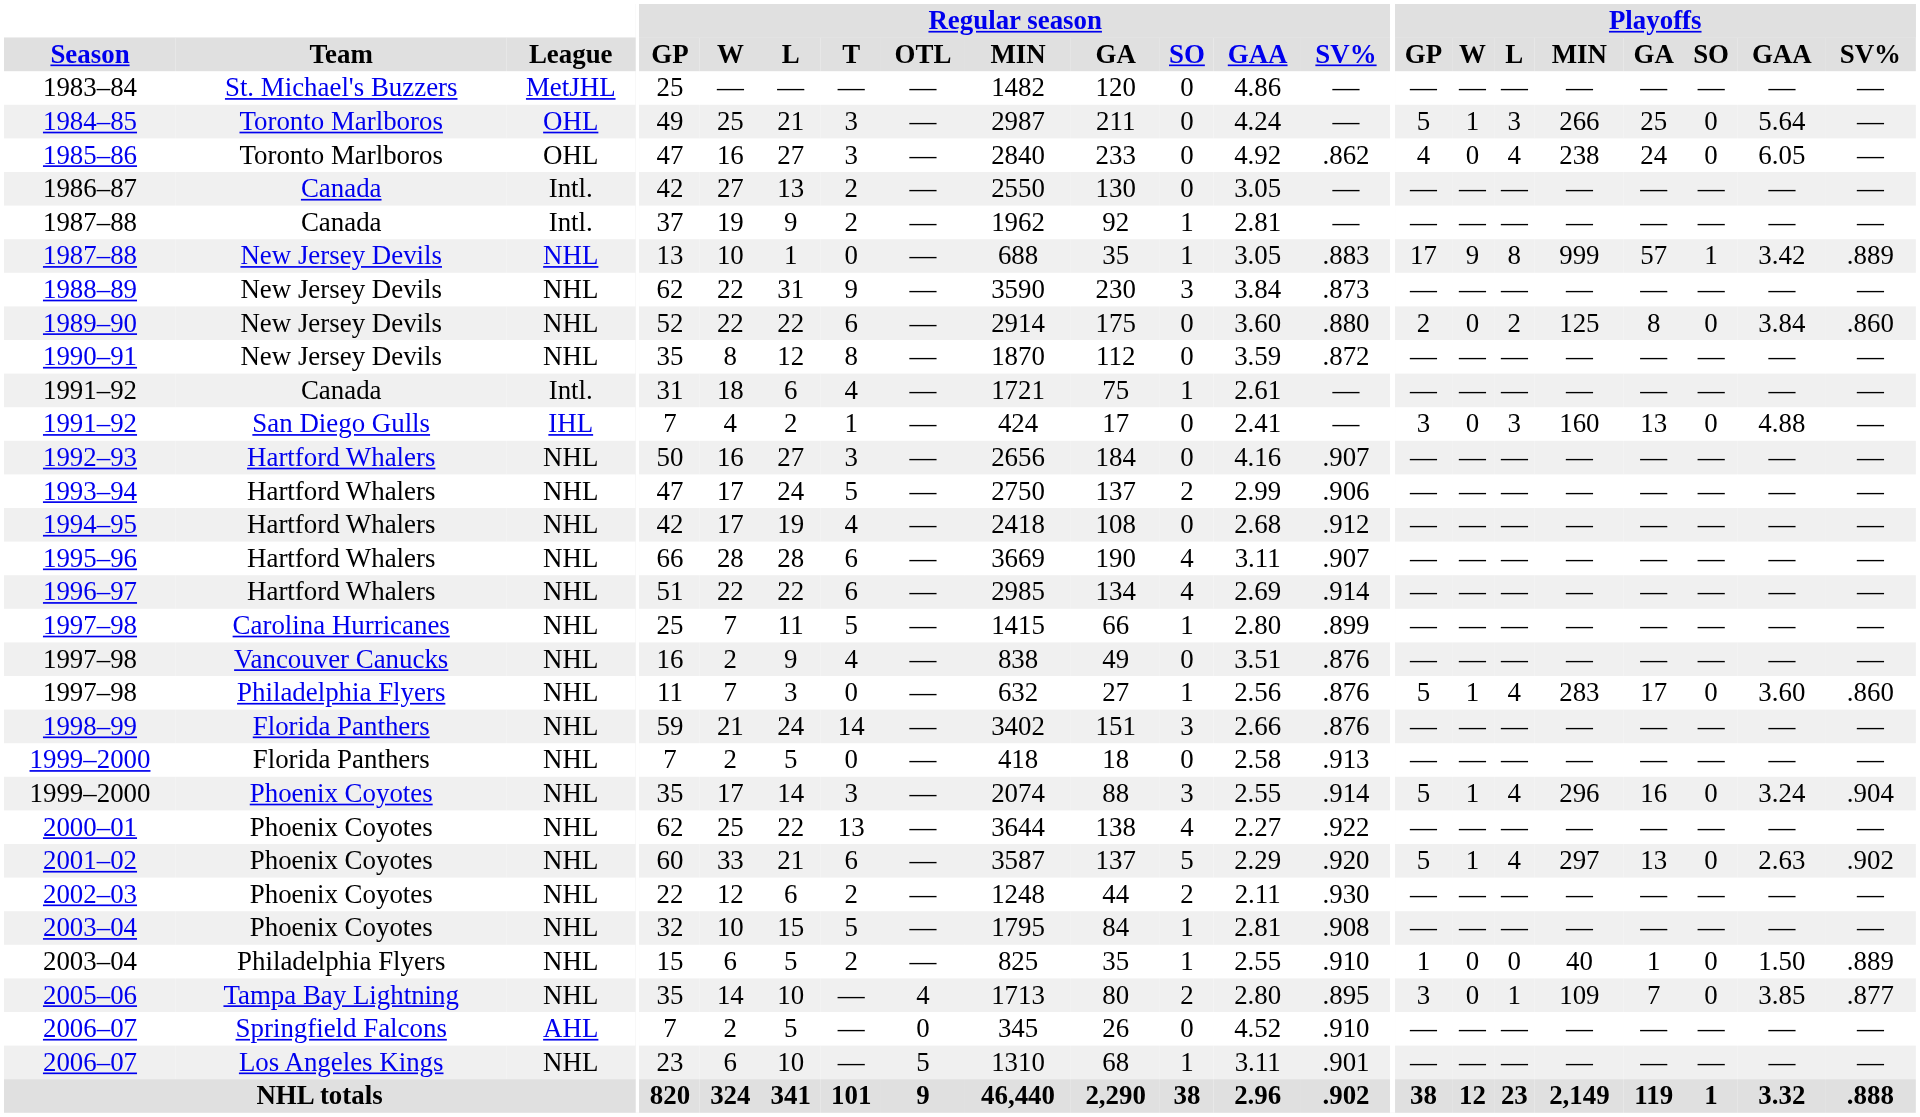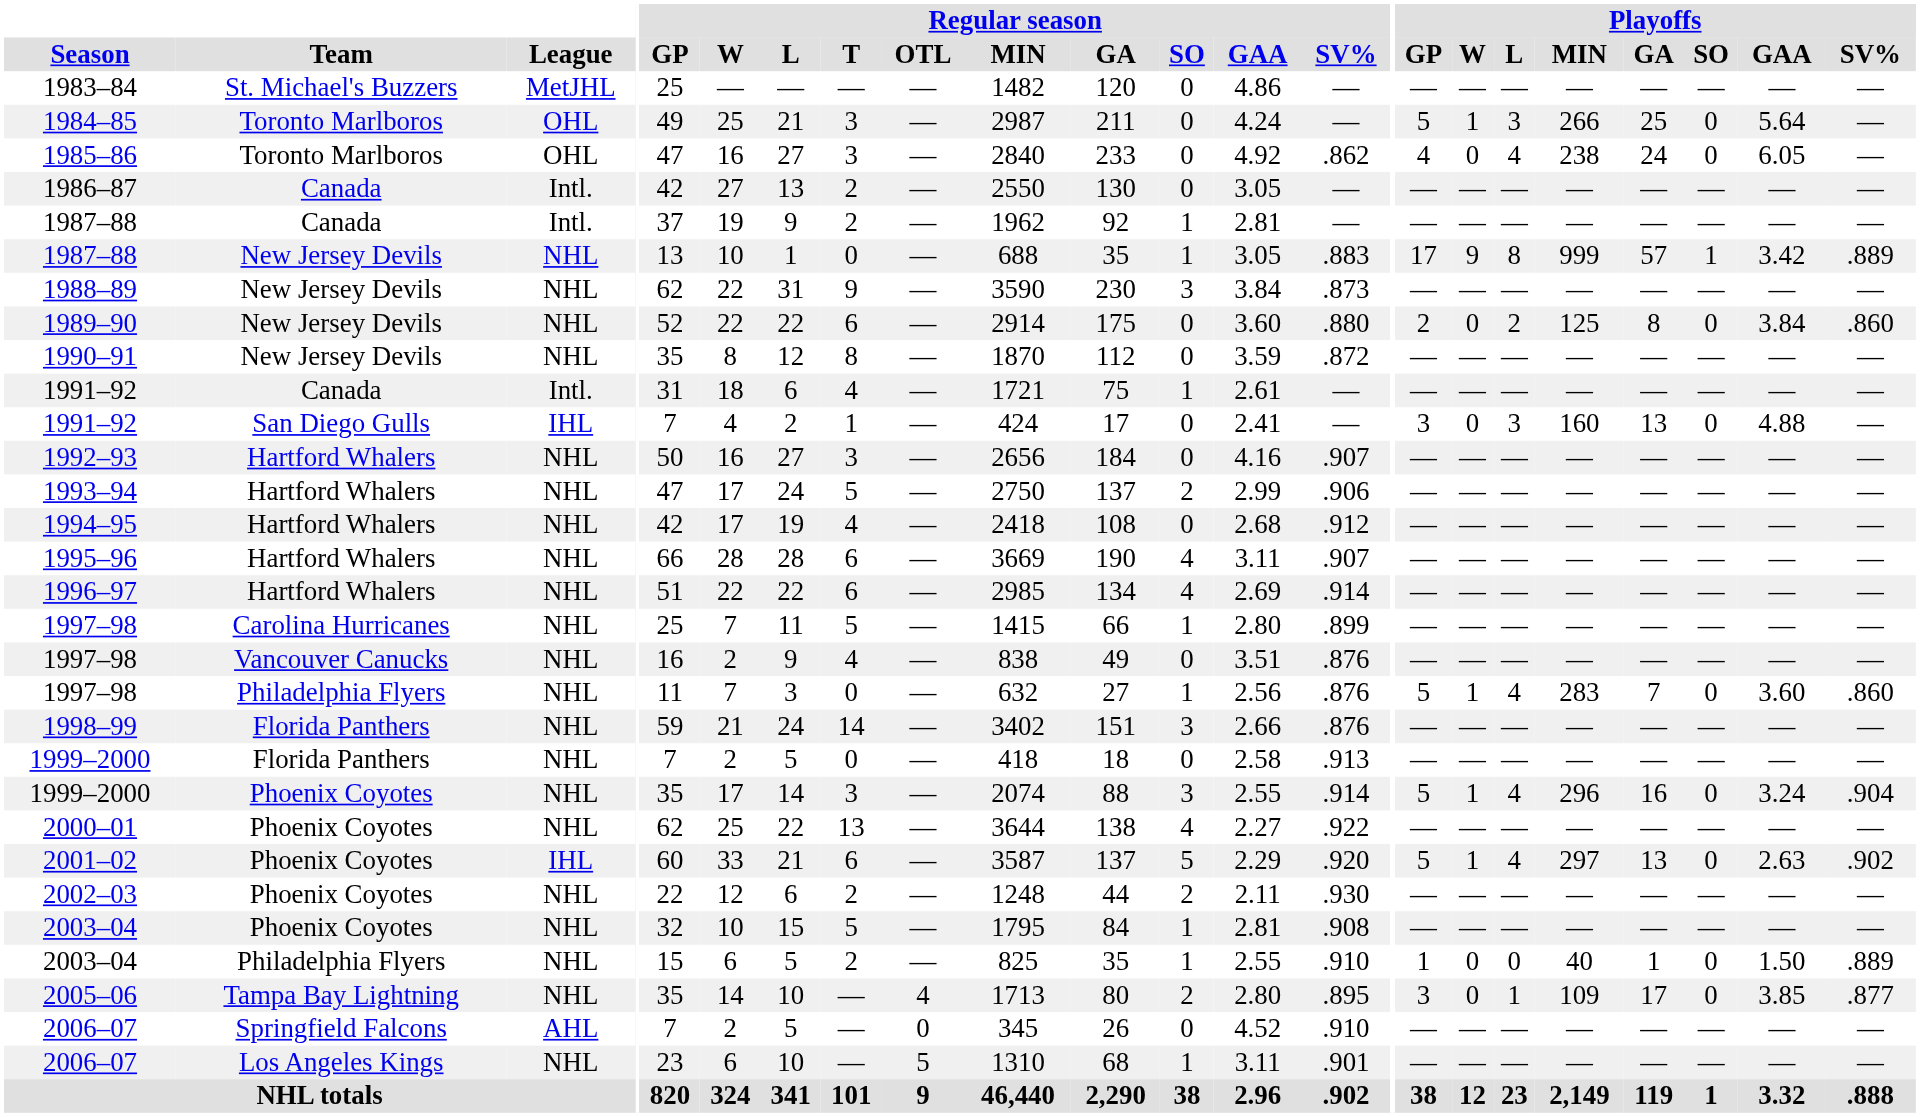(1654, 692) 17 -> (1654, 692) 7
(571, 860) NHL -> (571, 860) IHL
(1654, 994) 7 -> (1654, 994) 17
